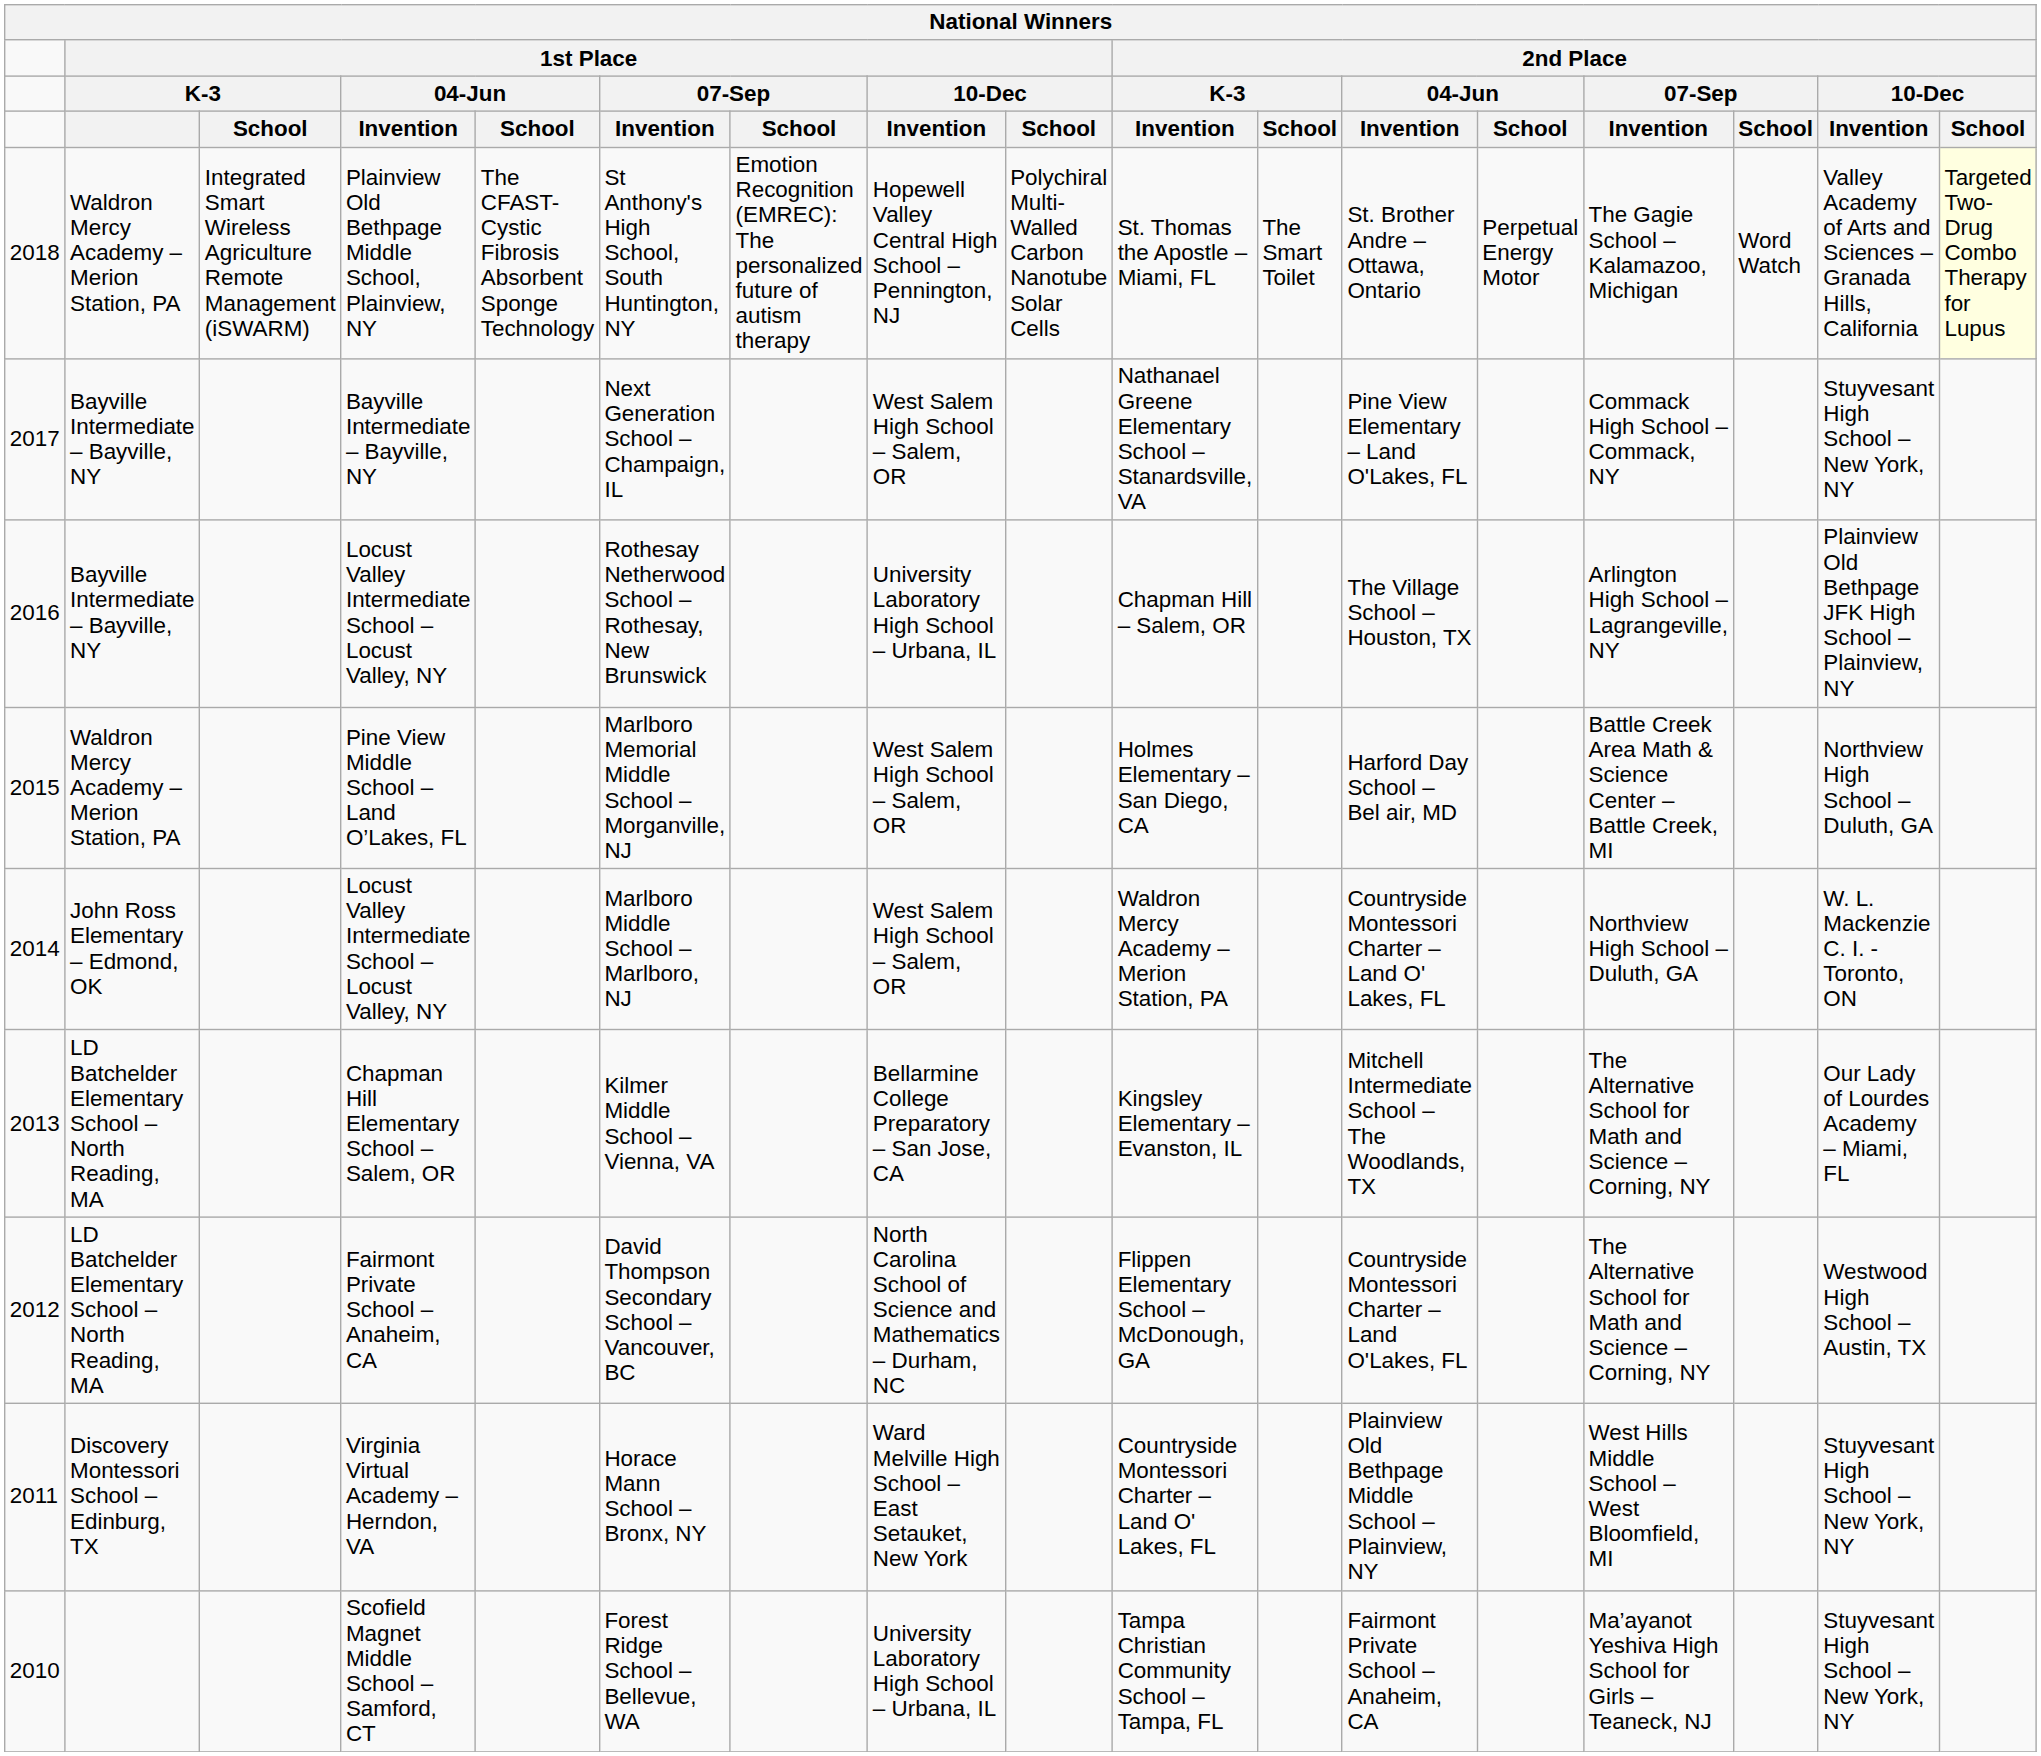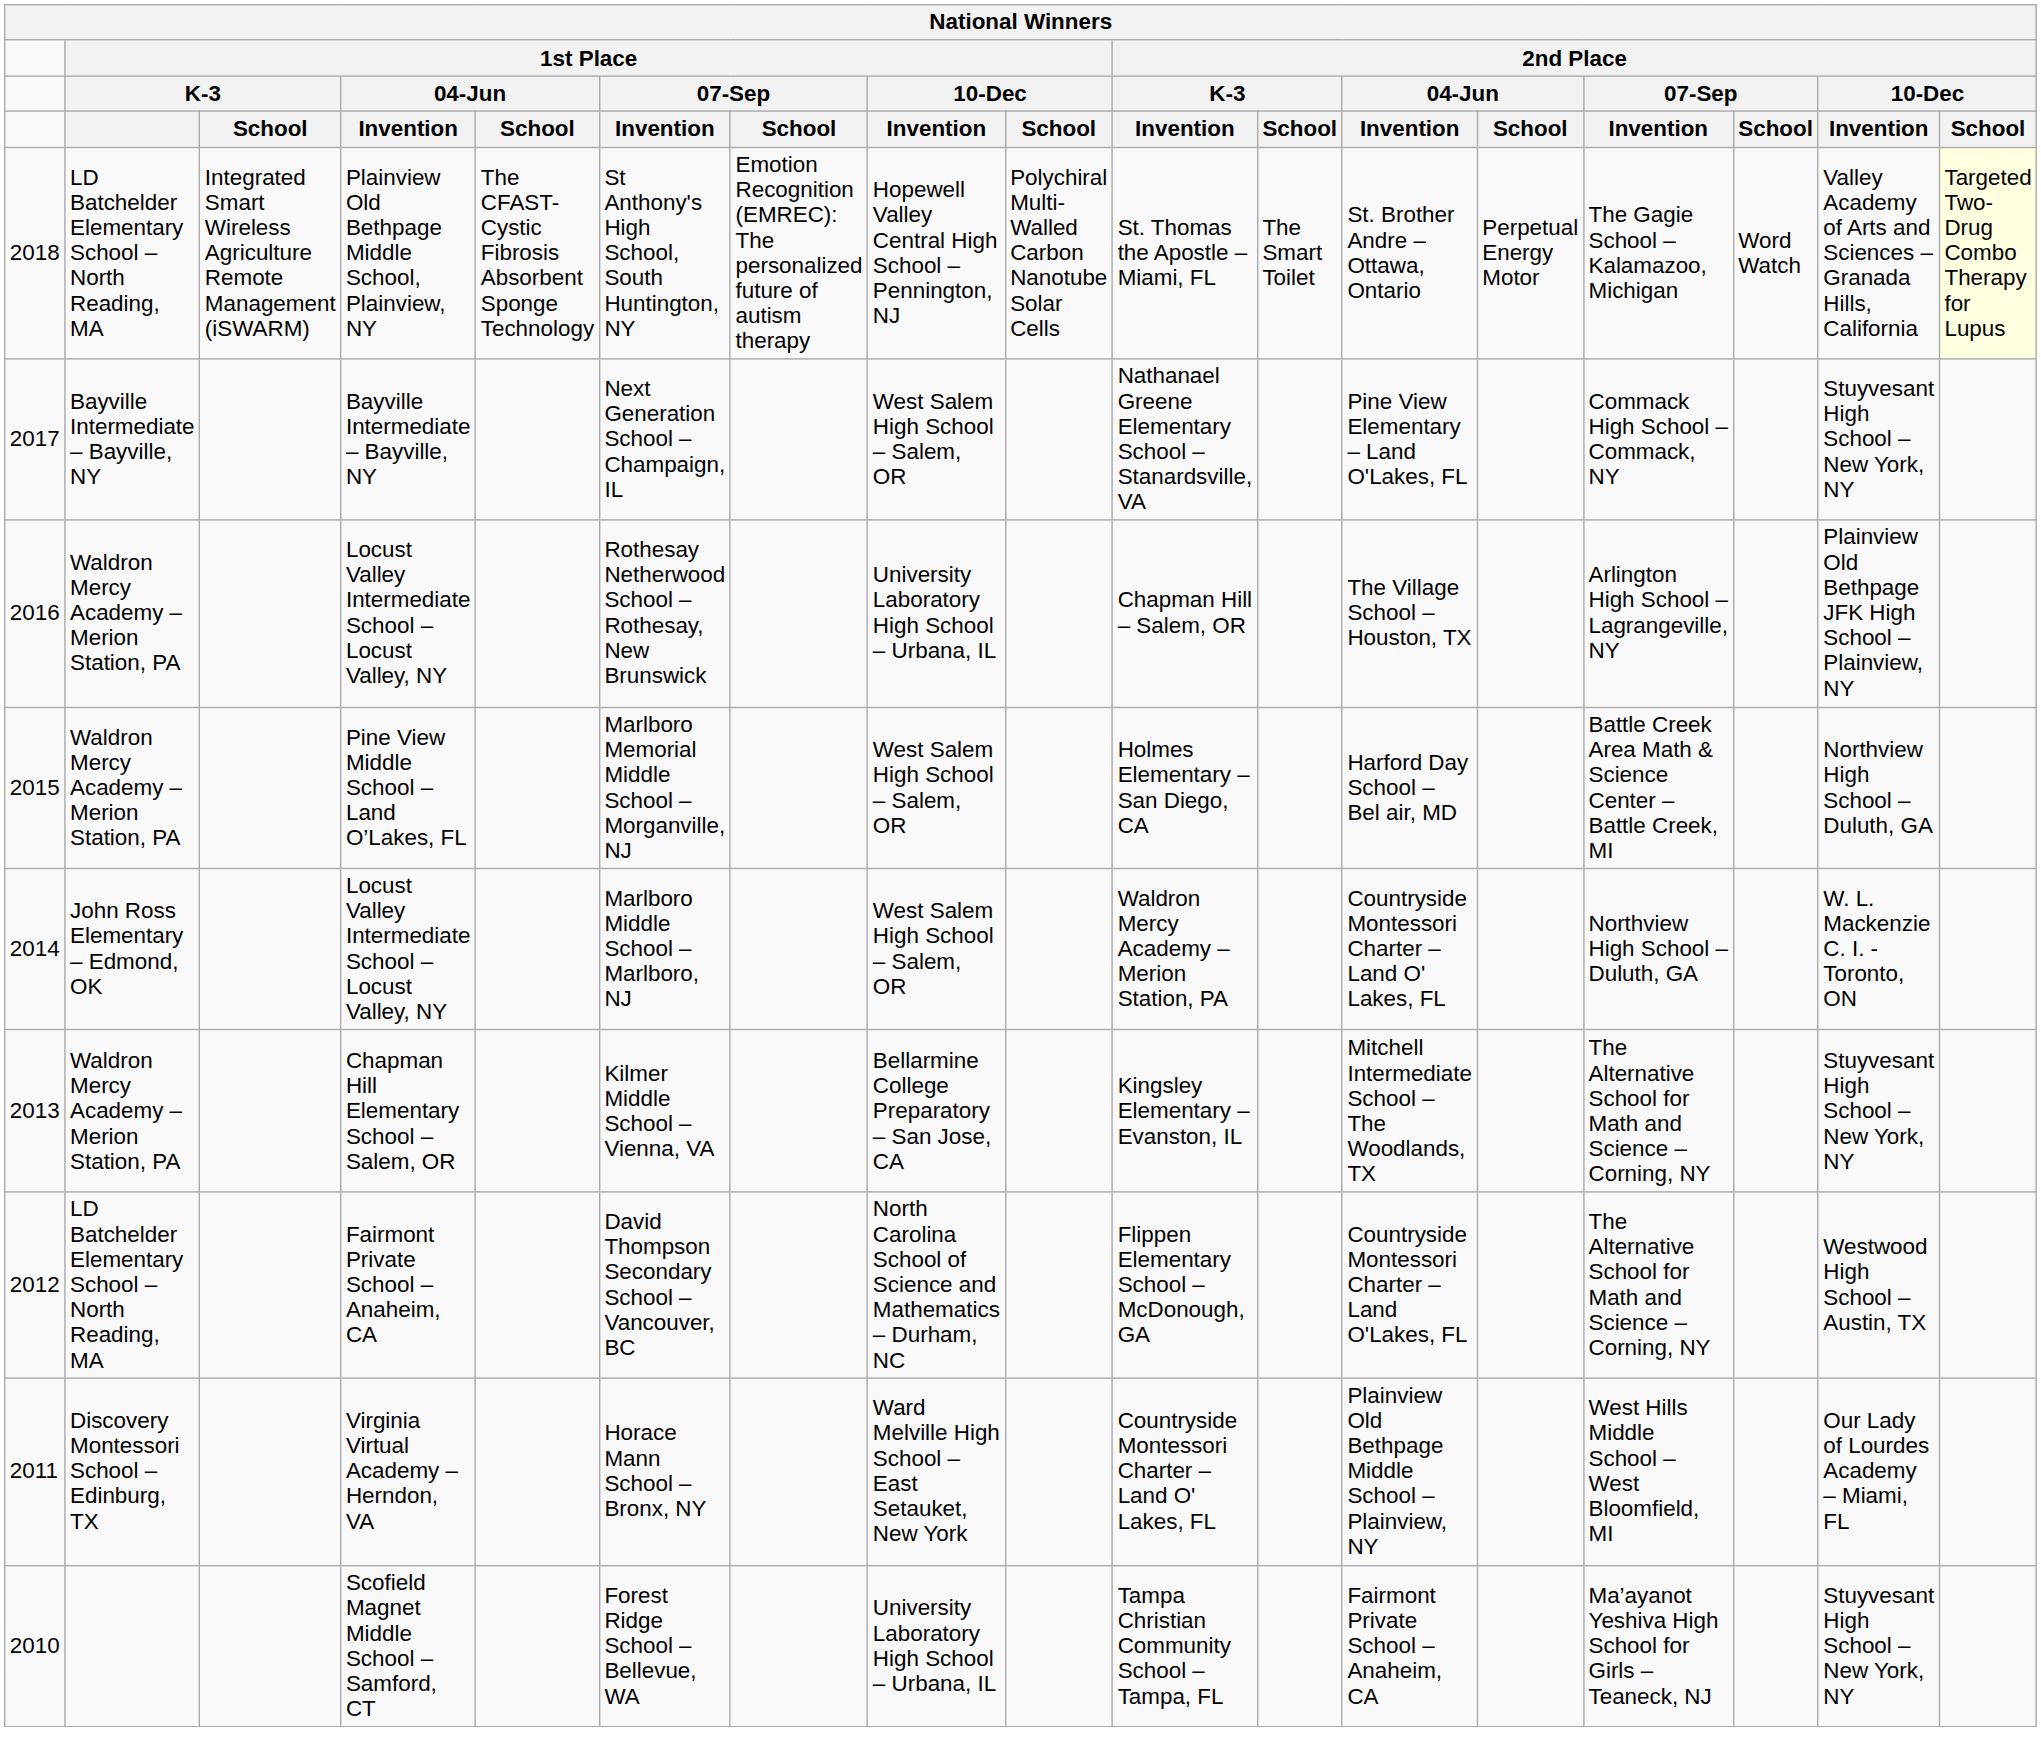(126, 252) Waldron Mercy Academy – Merion Station, PA -> (127, 252) LD Batchelder Elementary School – North Reading, MA
(132, 613) Bayville Intermediate – Bayville, NY -> (126, 613) Waldron Mercy Academy – Merion Station, PA
(127, 1123) LD Batchelder Elementary School – North Reading, MA -> (126, 1110) Waldron Mercy Academy – Merion Station, PA
(1876, 1123) Our Lady of Lourdes Academy – Miami, FL -> (1879, 1110) Stuyvesant High School – New York, NY
(1879, 1496) Stuyvesant High School – New York, NY -> (1876, 1471) Our Lady of Lourdes Academy – Miami, FL
